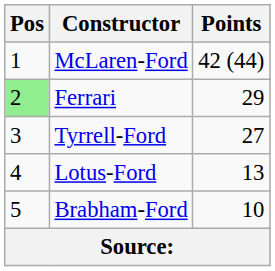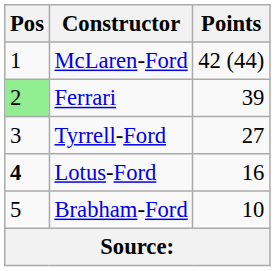(253, 98) 29 -> (253, 98) 39
(16, 172) normal -> (16, 172) bold
(253, 172) 13 -> (253, 172) 16
